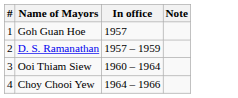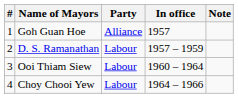+ column: (123, 13)
